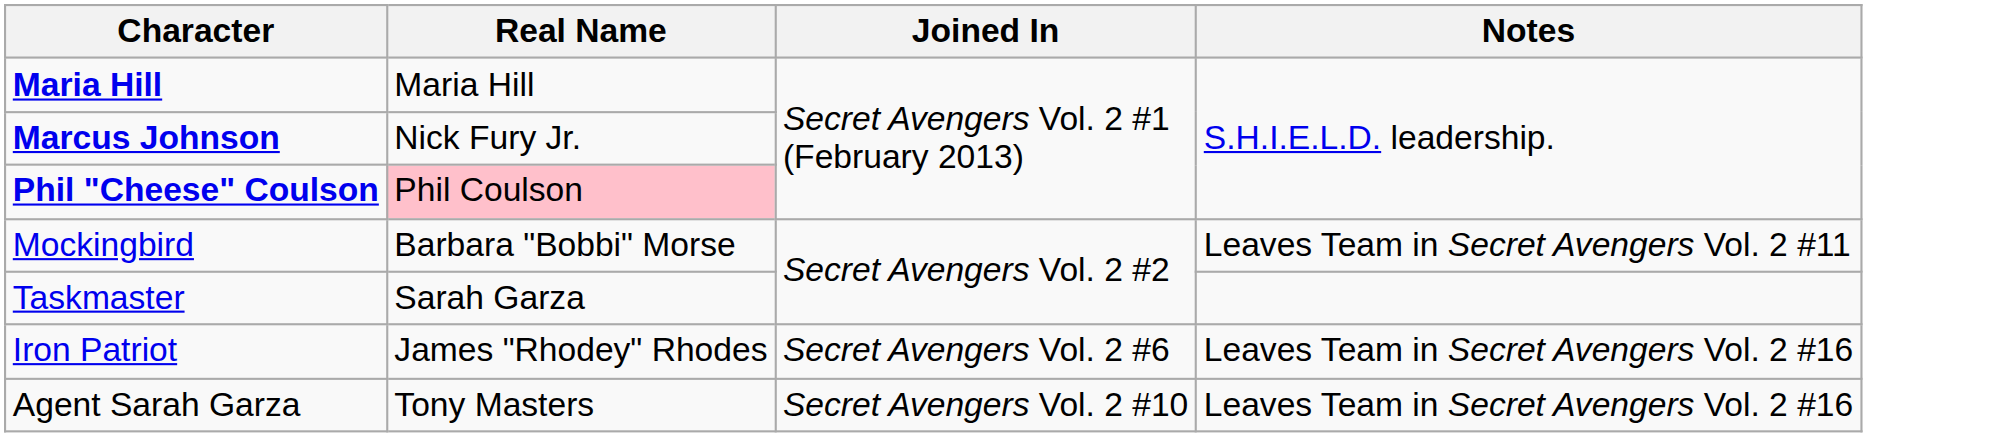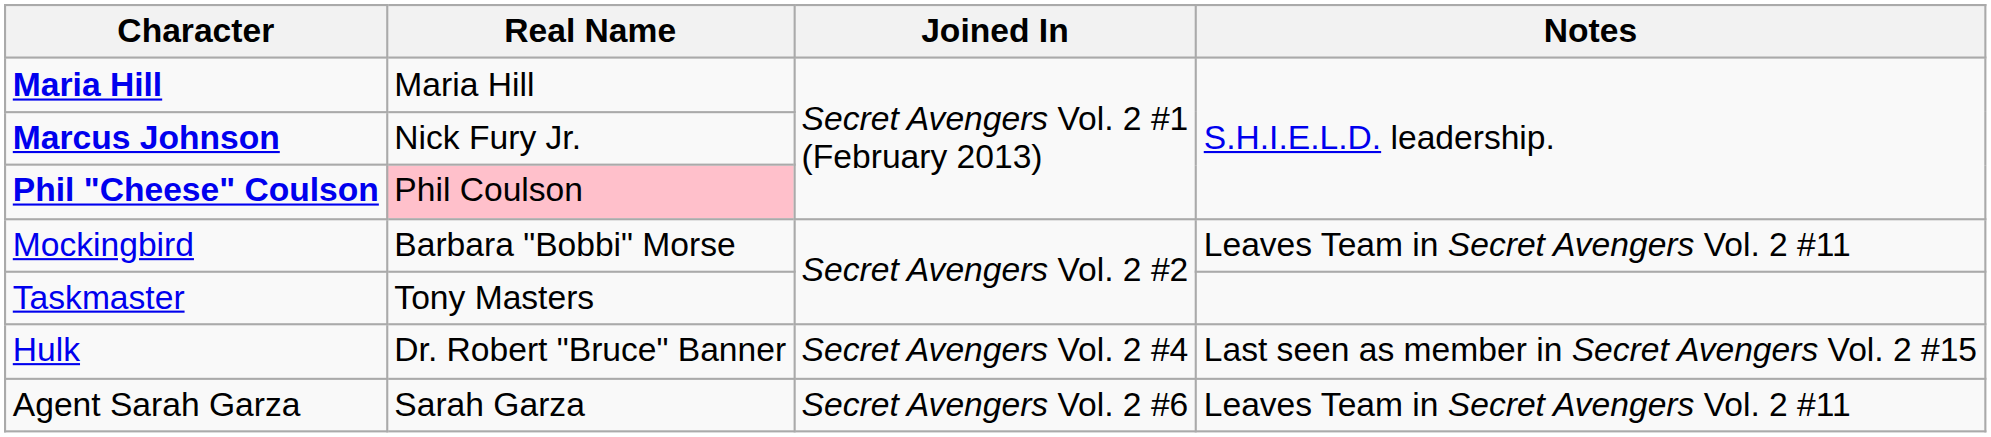(490, 297) Sarah Garza -> (494, 297) Tony Masters
+ row: (46, 350)
- row: (95, 350)
(494, 404) Tony Masters -> (490, 404) Sarah Garza
(986, 404) Secret Avengers Vol. 2 #10 -> (995, 404) Secret Avengers Vol. 2 #6
(1529, 404) Leaves Team in Secret Avengers Vol. 2 #16 -> (1527, 404) Leaves Team in Secret Avengers Vol. 2 #11
